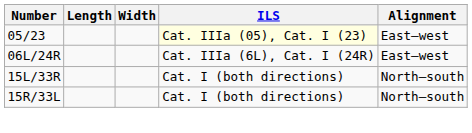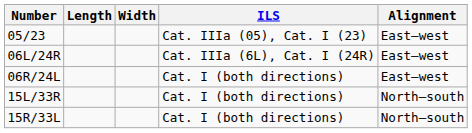(265, 35) lightyellow background -> (265, 35) no background
+ row: (34, 76)
